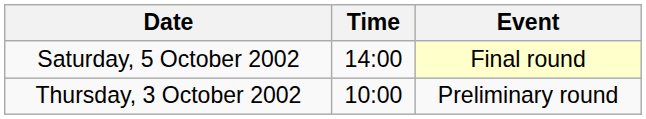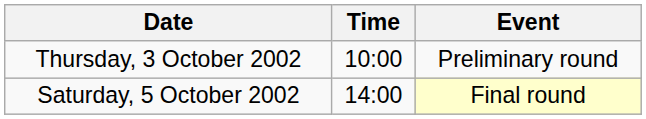rows swapped: (168, 95) <-> (168, 59)
